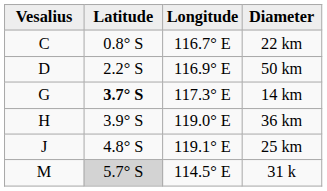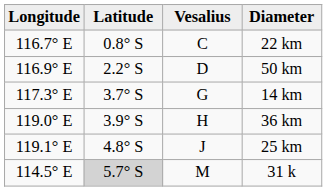columns swapped: (44, 17) <-> (202, 17)
(123, 95) bold -> (123, 95) normal
